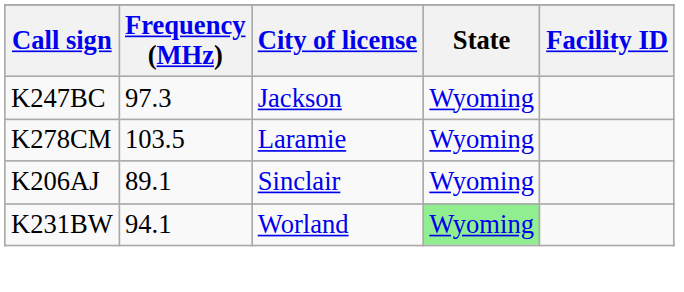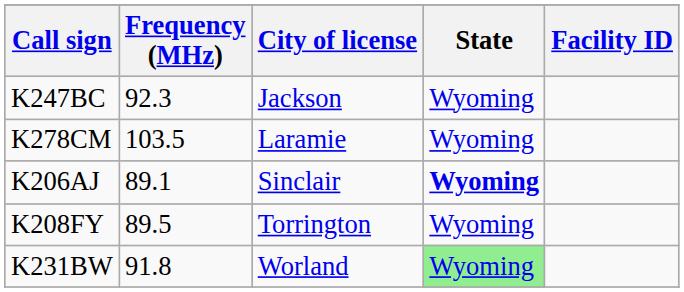(148, 97) 97.3 -> (148, 97) 92.3
(482, 181) normal -> (484, 181) bold
+ row: (57, 223)
(148, 223) 94.1 -> (148, 266) 91.8
